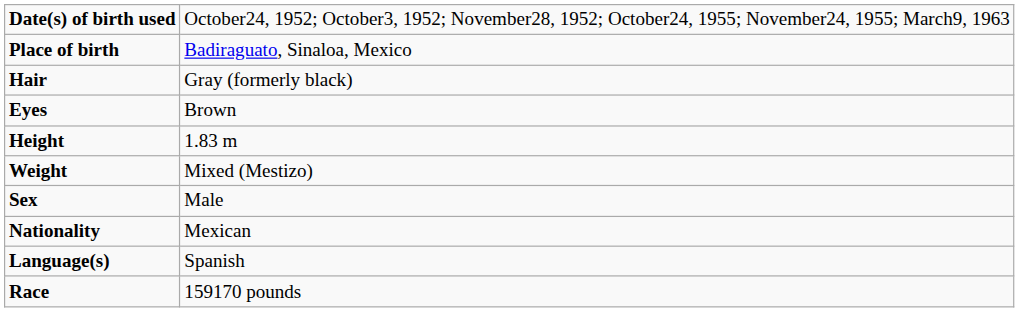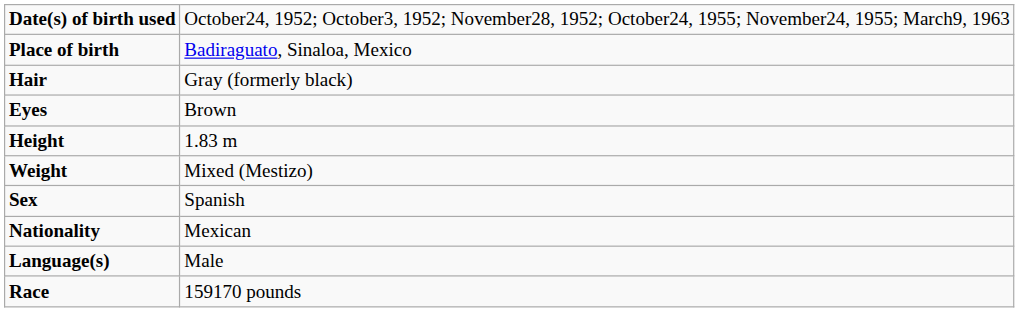(204, 200) Male -> (215, 200) Spanish
(215, 261) Spanish -> (204, 261) Male
